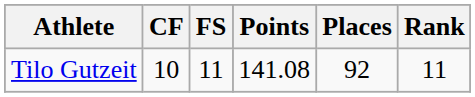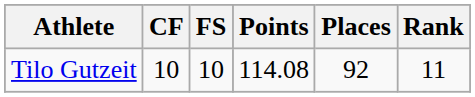(211, 69) 11 -> (211, 69) 10
(274, 69) 141.08 -> (274, 69) 114.08
